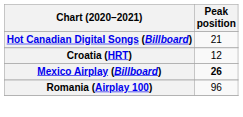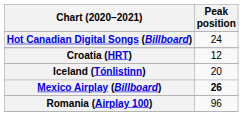(216, 39) 21 -> (216, 39) 24
+ row: (99, 71)
